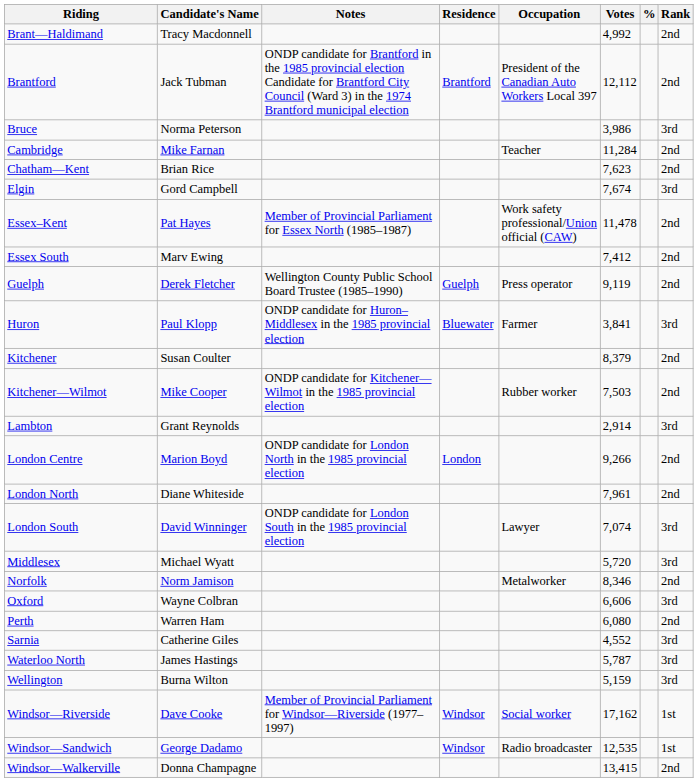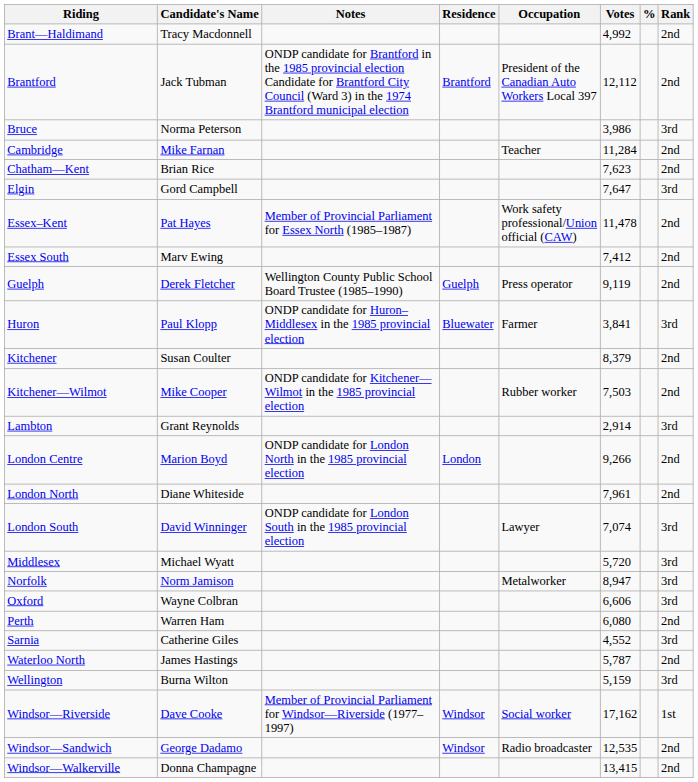(617, 189) 7,674 -> (617, 189) 7,647
(617, 581) 8,346 -> (617, 581) 8,947
(670, 581) 2nd -> (669, 581) 3rd
(669, 660) 3rd -> (670, 660) 2nd
(668, 747) 1st -> (670, 747) 2nd
